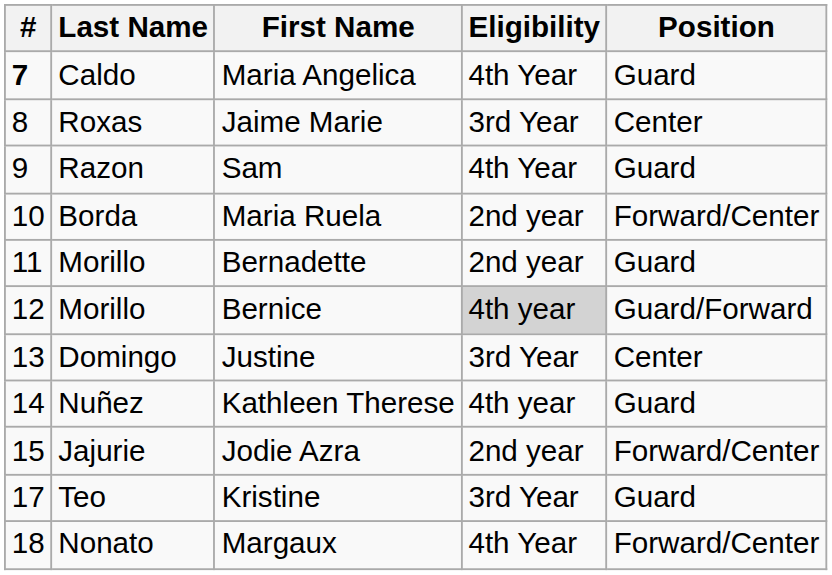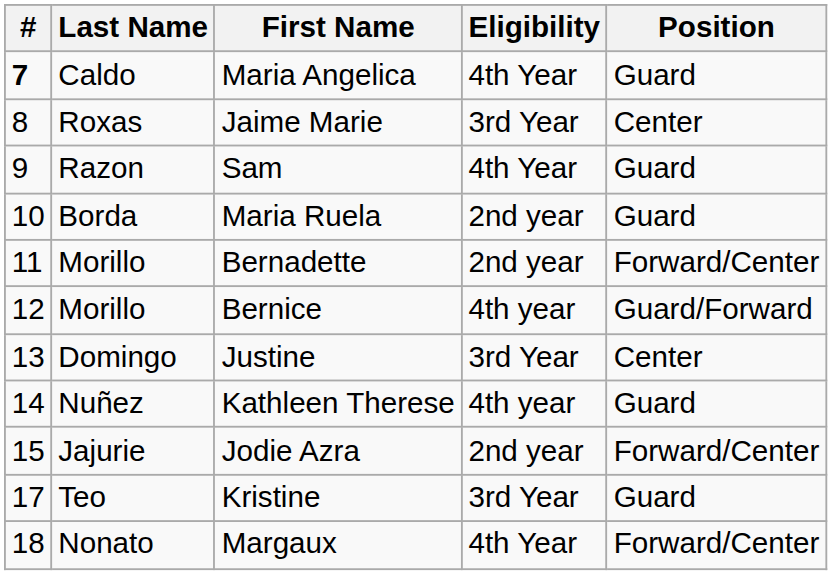(716, 215) Forward/Center -> (655, 215) Guard
(655, 262) Guard -> (716, 262) Forward/Center
(522, 309) lightgrey background -> (522, 309) no background
